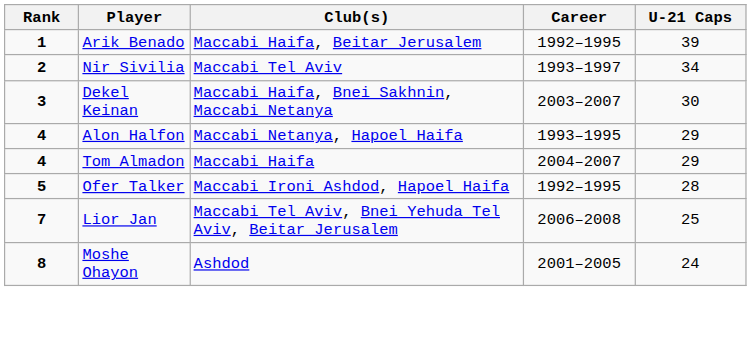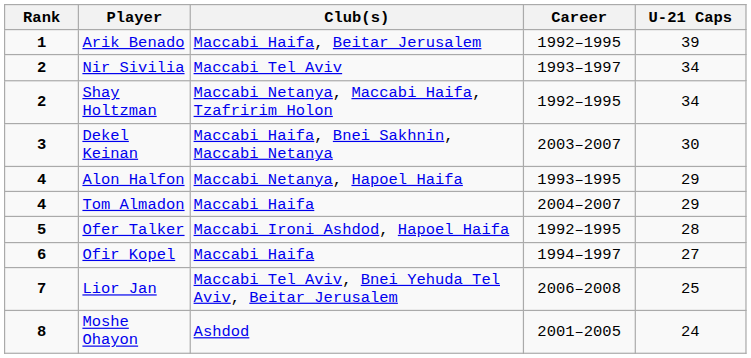+ row: (120, 102)
+ row: (129, 255)
